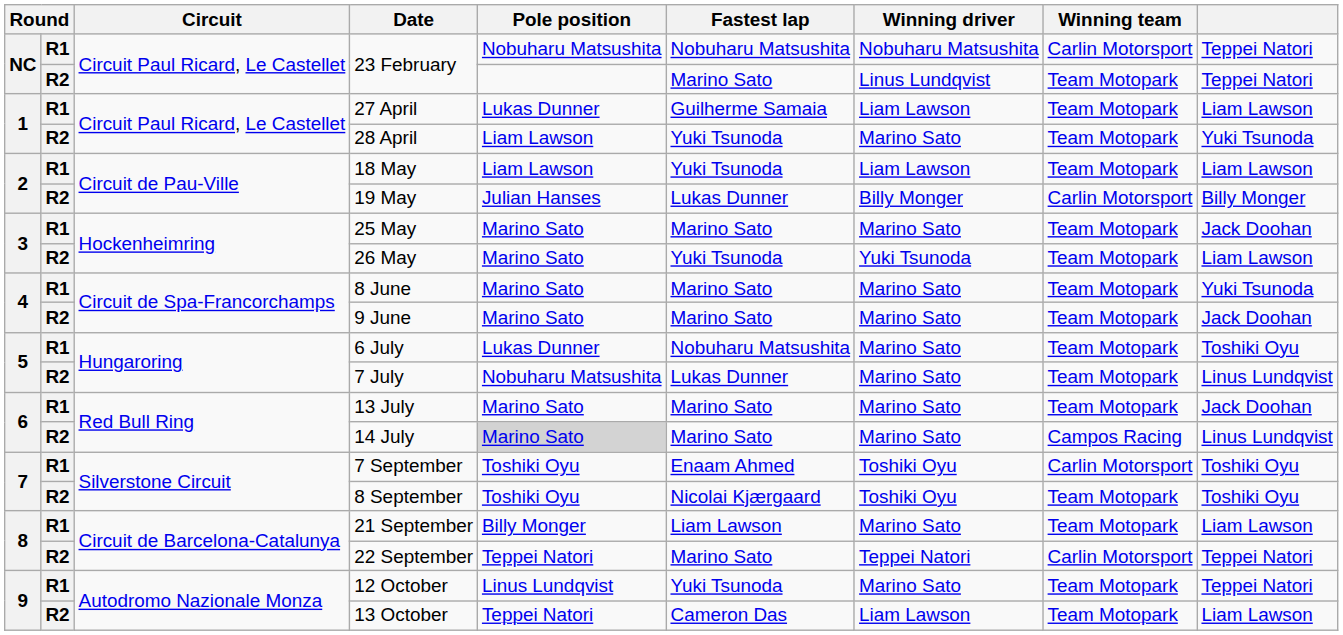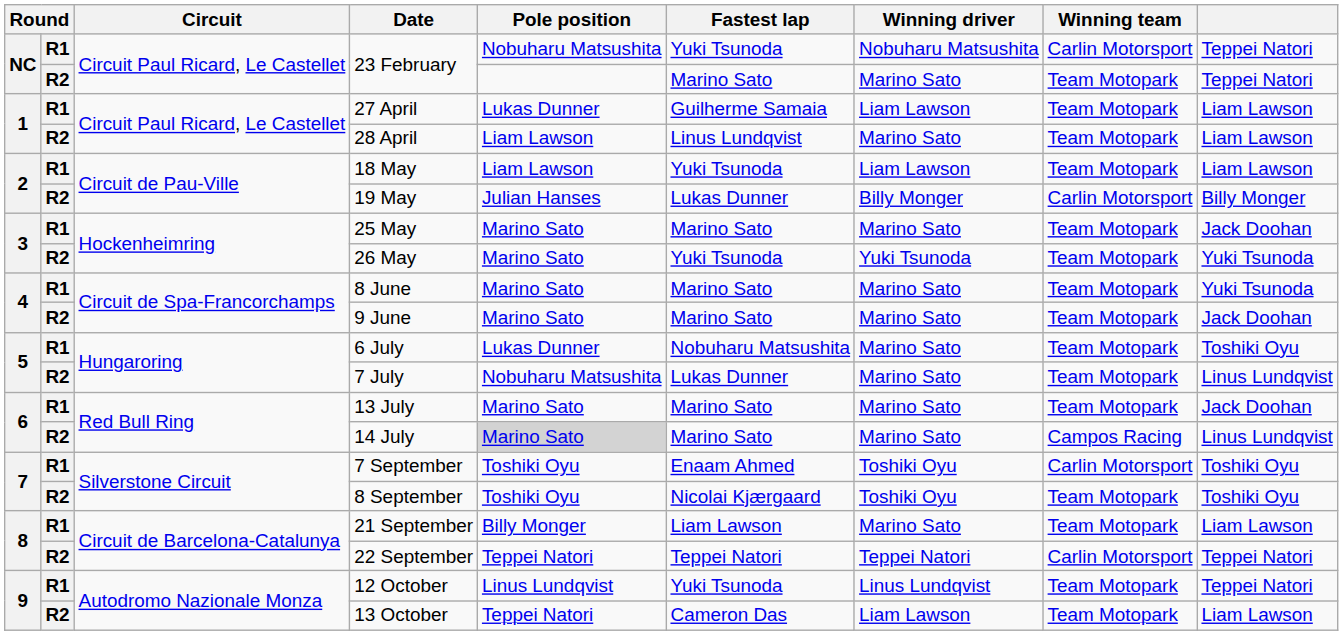(760, 49) Nobuharu Matsushita -> (727, 49) Yuki Tsunoda
(925, 79) Linus Lundqvist -> (910, 79) Marino Sato
(727, 138) Yuki Tsunoda -> (736, 138) Linus Lundqvist
(1257, 138) Yuki Tsunoda -> (1257, 138) Liam Lawson
(1257, 258) Liam Lawson -> (1257, 258) Yuki Tsunoda
(721, 556) Marino Sato -> (726, 556) Teppei Natori
(910, 585) Marino Sato -> (925, 585) Linus Lundqvist
